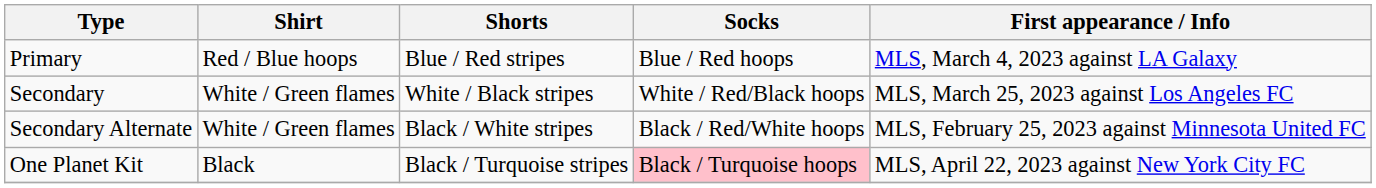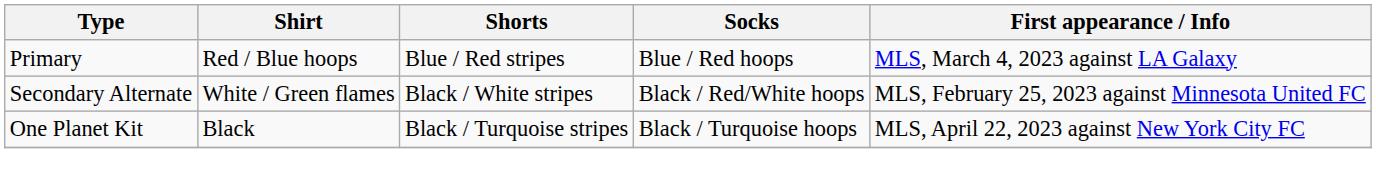- row: (57, 93)
(748, 164) pink background -> (748, 128) no background
